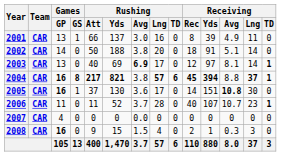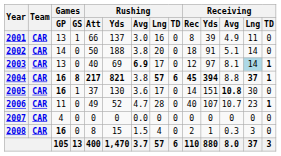(253, 64) no background -> (253, 64) lightblue background
(93, 104) 11 -> (93, 104) 49
(141, 104) 3.7 -> (141, 104) 4.7
(93, 131) 9 -> (93, 131) 8
